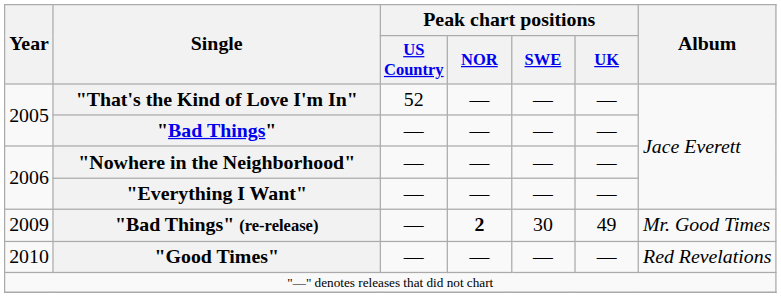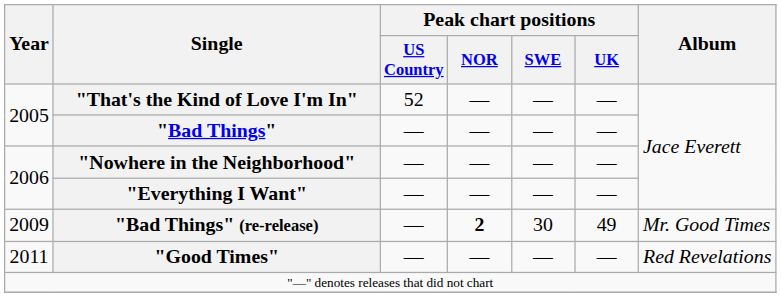(29, 256) 2010 -> (29, 256) 2011
